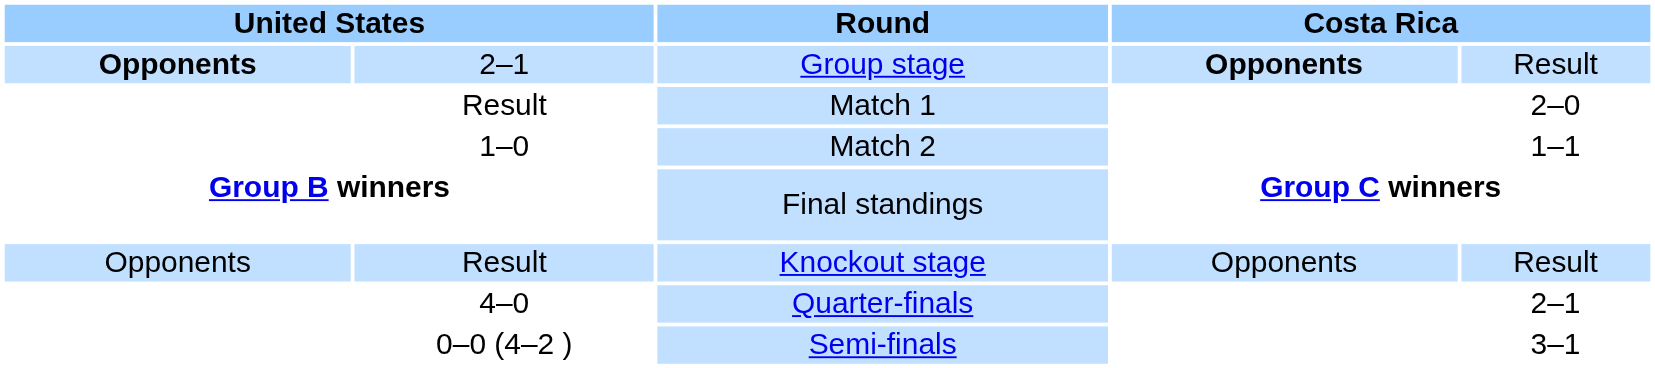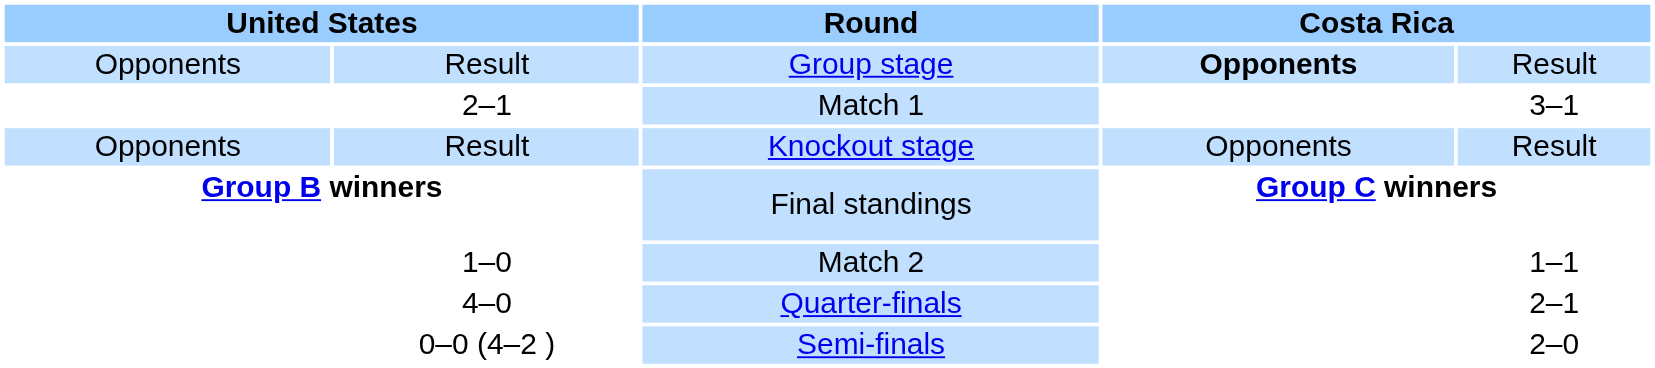(178, 64) bold -> (168, 64) normal
(504, 64) 2–1 -> (487, 64) Result
(504, 105) Result -> (487, 105) 2–1
(1556, 105) 2–0 -> (1554, 105) 3–1
rows swapped: (883, 146) <-> (883, 262)
(1556, 344) 3–1 -> (1554, 344) 2–0
